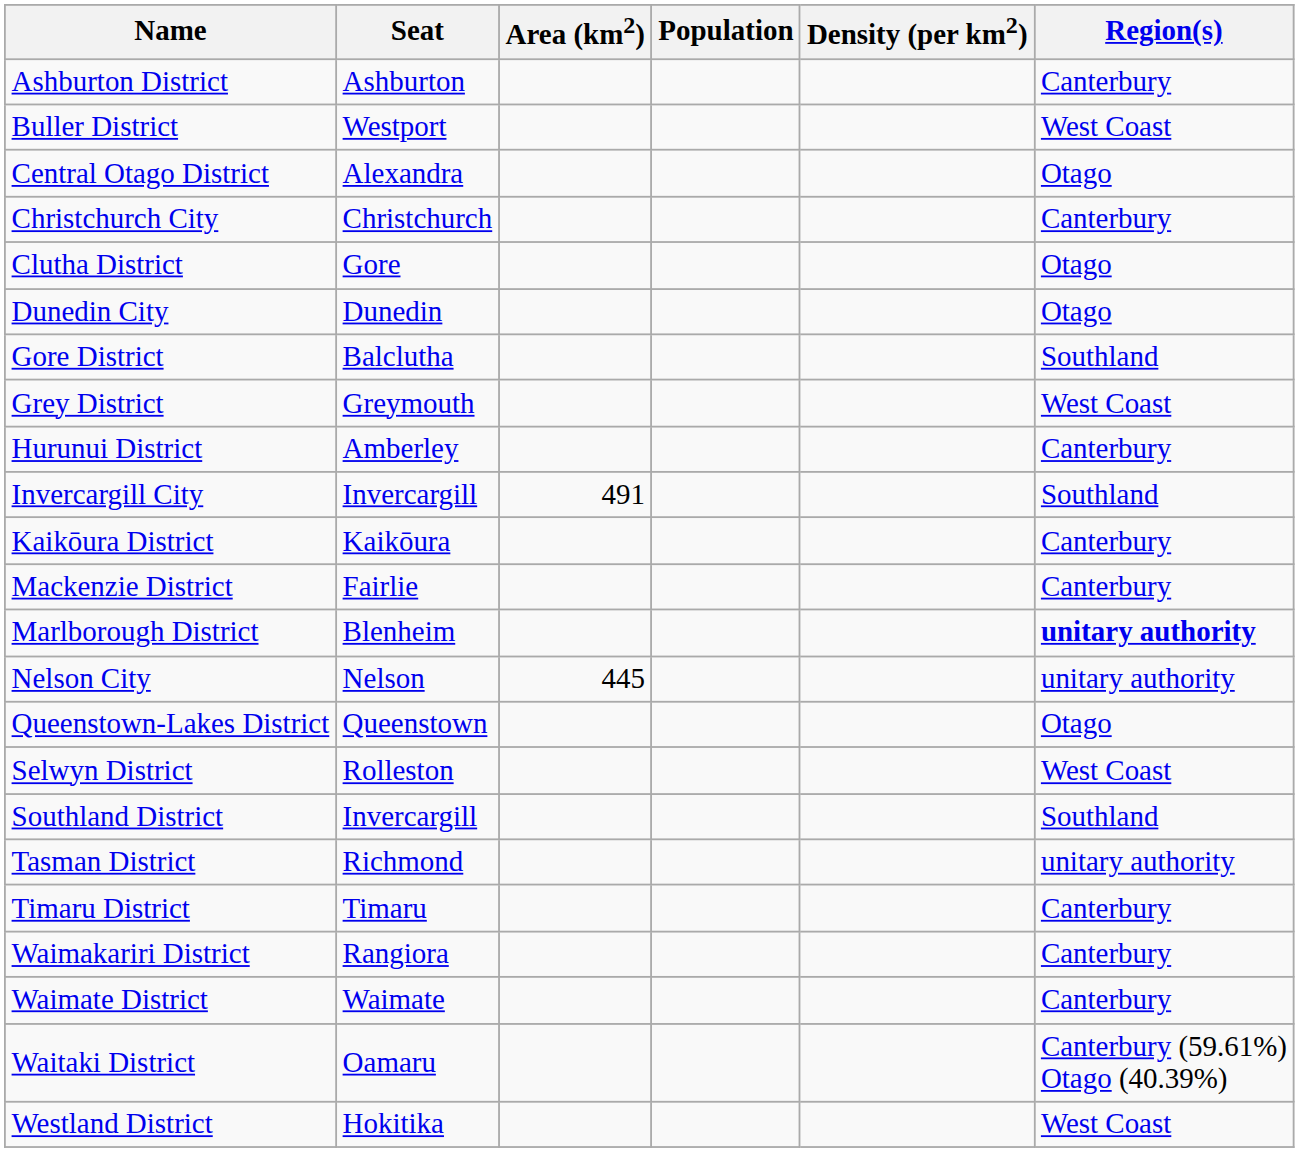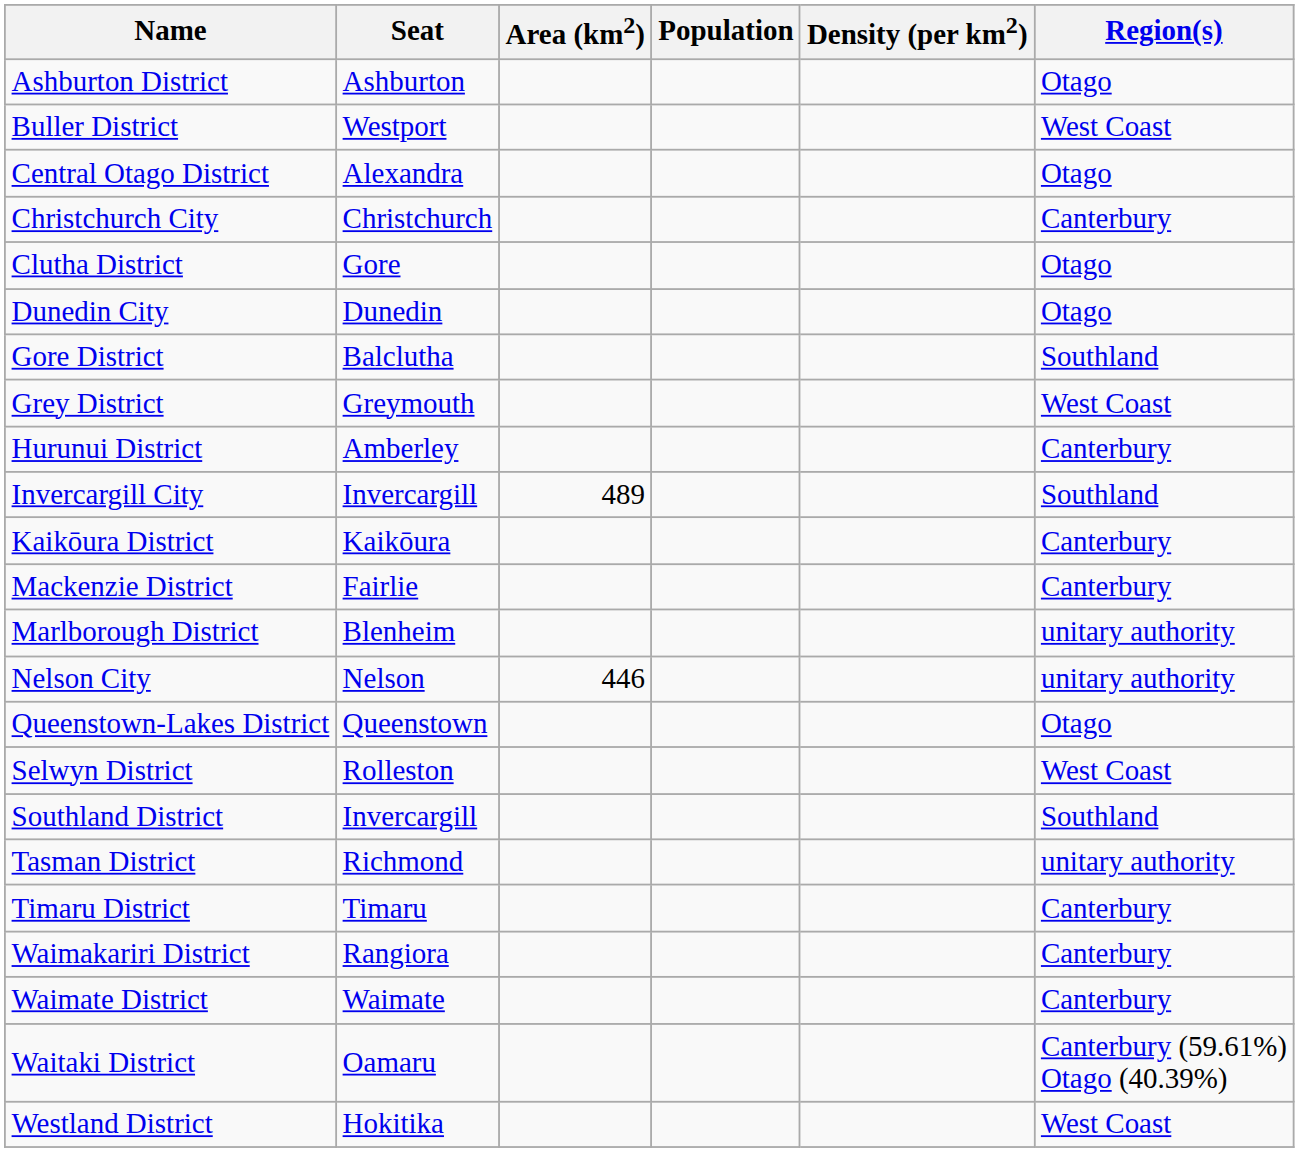(1106, 81) Canterbury -> (1076, 81) Otago
(623, 494) 491 -> (623, 494) 489
(1148, 632) bold -> (1138, 632) normal
(623, 678) 445 -> (623, 678) 446
